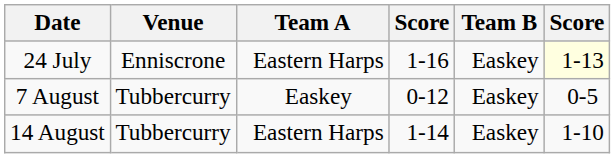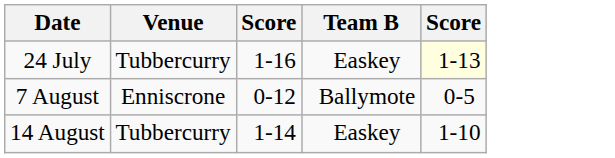- column: (313, 22)
(173, 59) Enniscrone -> (173, 59) Tubbercurry
(173, 96) Tubbercurry -> (173, 96) Enniscrone
(499, 96) Easkey -> (361, 96) Ballymote
